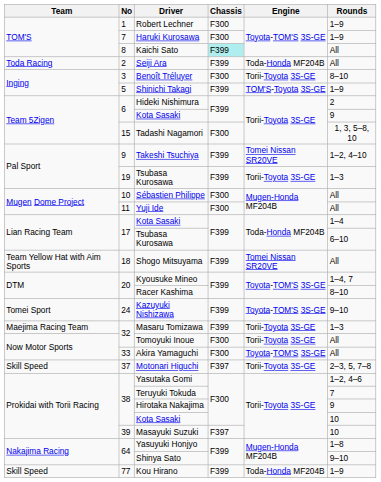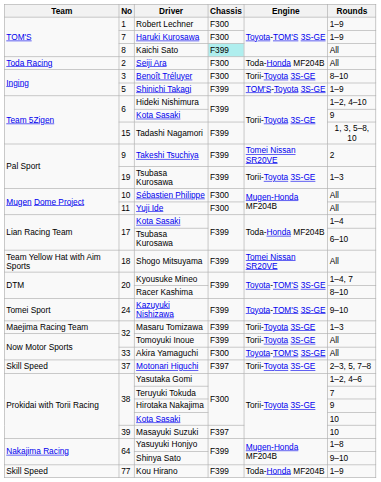(219, 63) F399 -> (219, 63) F300
(332, 102) 2 -> (348, 102) 1–2, 4–10
(219, 133) F300 -> (219, 133) F399
(348, 155) 1–2, 4–10 -> (332, 155) 2
(219, 340) F300 -> (219, 340) F399
